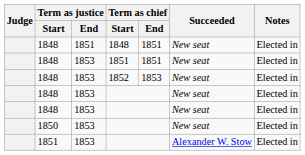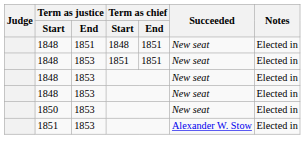- row: (48, 77)
